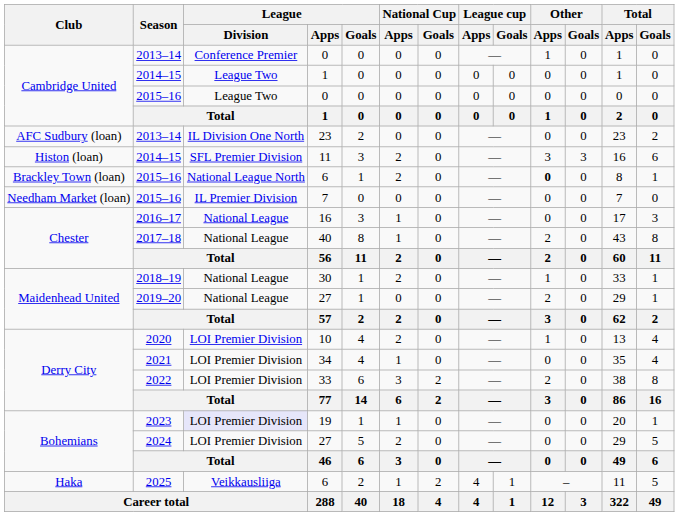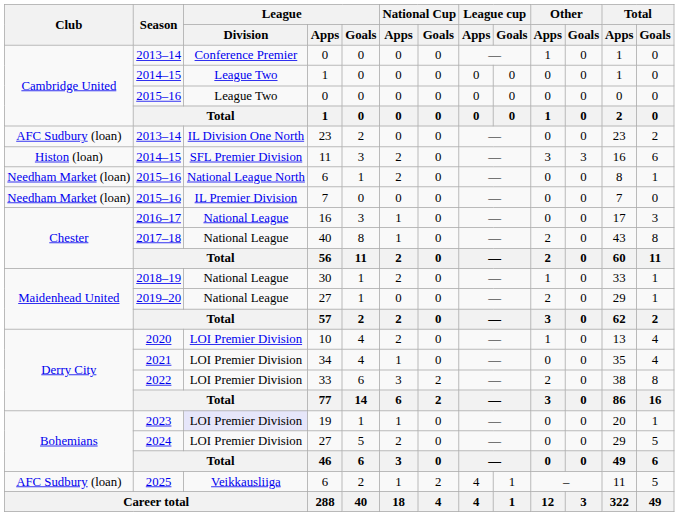(69, 177) Brackley Town (loan) -> (69, 177) Needham Market (loan)
(548, 177) bold -> (548, 177) normal
(69, 481) Haka -> (69, 481) AFC Sudbury (loan)
